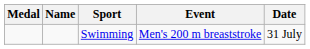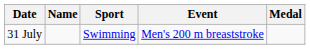columns swapped: (23, 14) <-> (284, 14)
